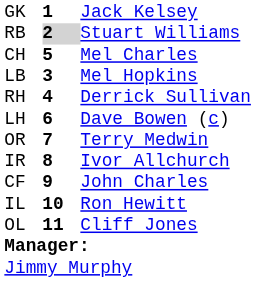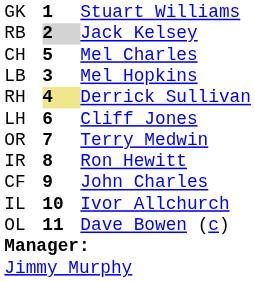(139, 13) Jack Kelsey -> (160, 13) Stuart Williams
(160, 34) Stuart Williams -> (139, 34) Jack Kelsey
(48, 98) no background -> (48, 98) khaki background
(155, 119) Dave Bowen (c) -> (139, 119) Cliff Jones
(155, 162) Ivor Allchurch -> (134, 162) Ron Hewitt
(134, 204) Ron Hewitt -> (155, 204) Ivor Allchurch
(139, 225) Cliff Jones -> (155, 225) Dave Bowen (c)
